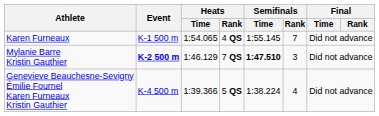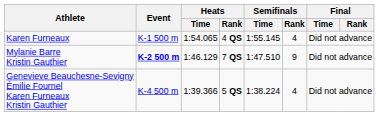(295, 39) 7 -> (294, 39) 4
(263, 57) bold -> (263, 57) normal
(295, 57) 3 -> (294, 57) 9
